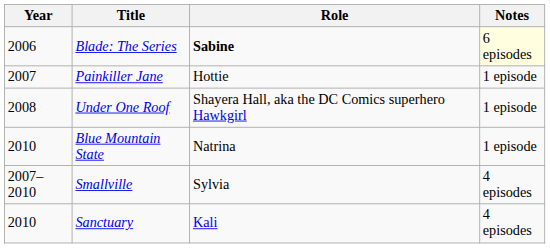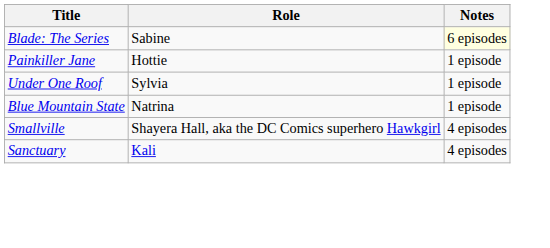- column: (38, 15)
(214, 46) bold -> (151, 38) normal
(319, 107) Shayera Hall, aka the DC Comics superhero Hawkgirl -> (150, 83) Sylvia
(211, 184) Sylvia -> (286, 128) Shayera Hall, aka the DC Comics superhero Hawkgirl
